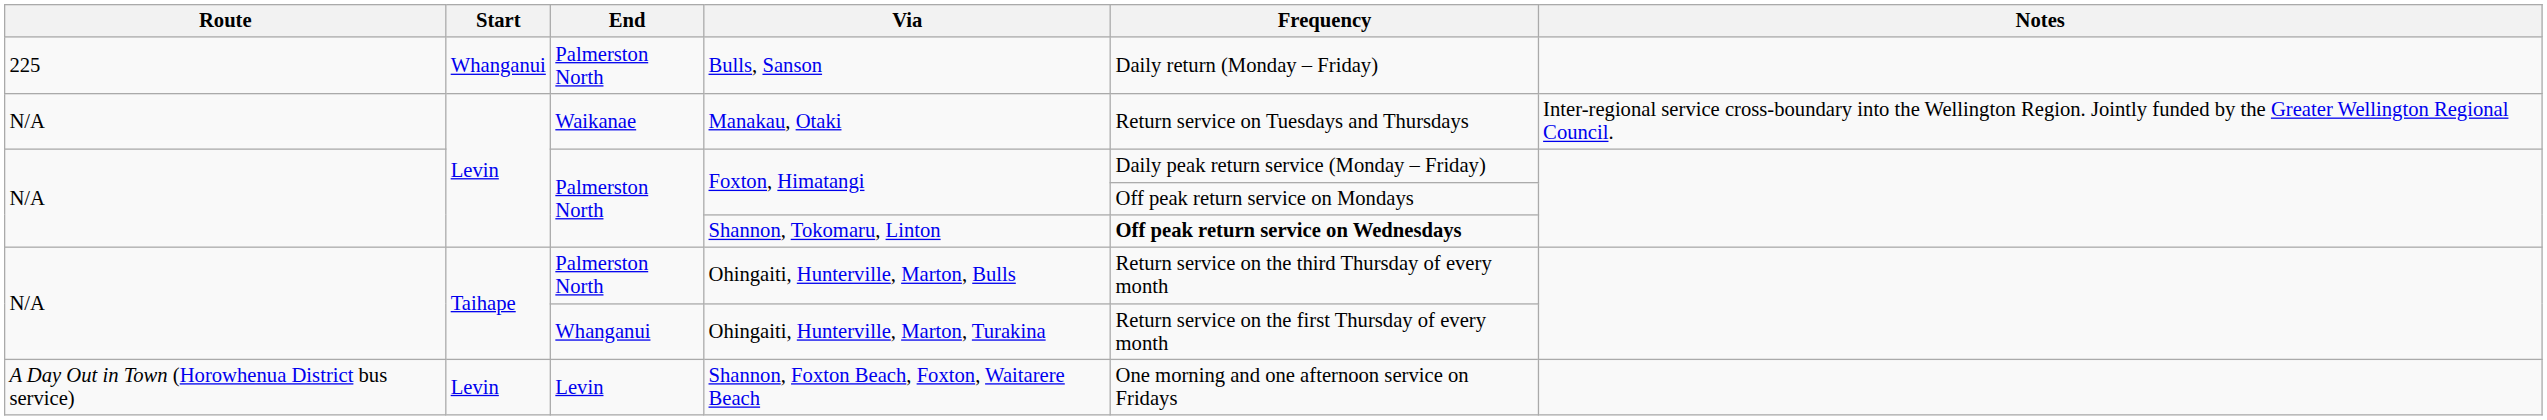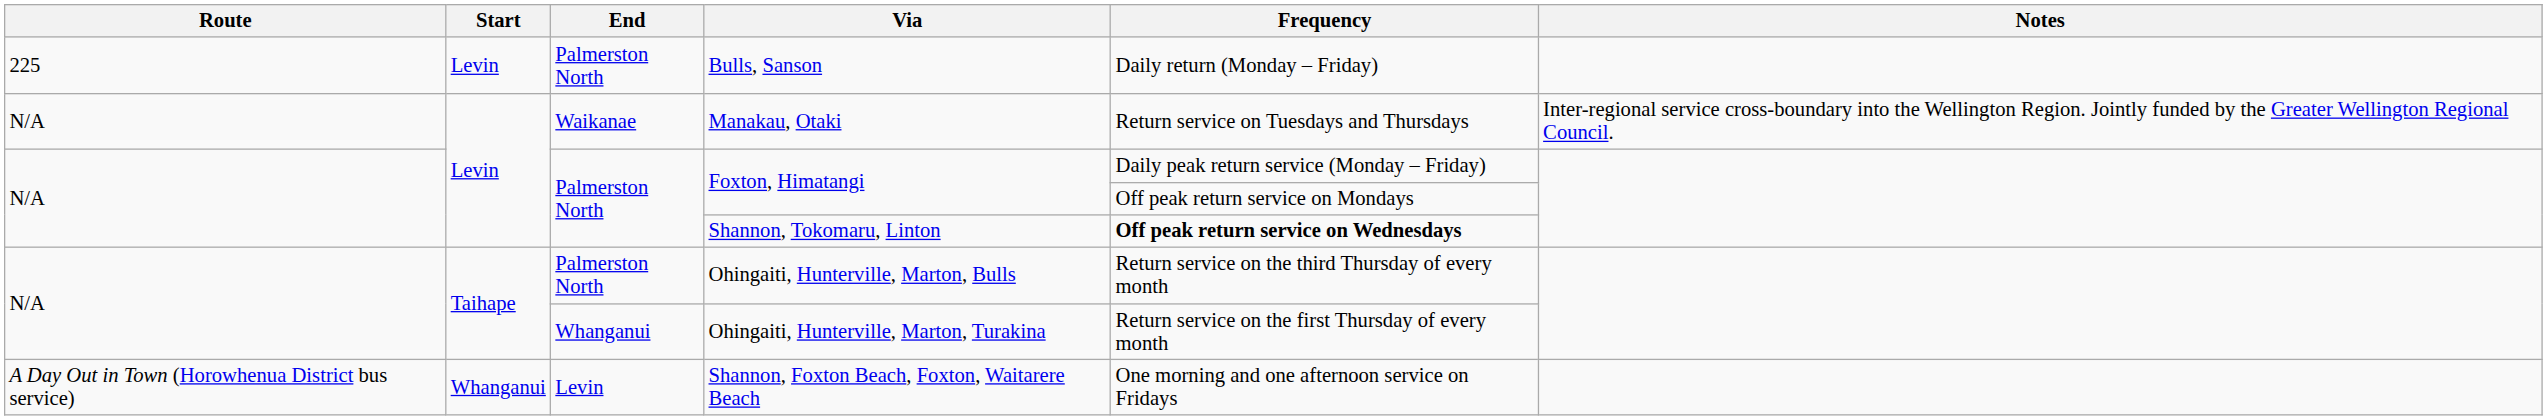(498, 65) Whanganui -> (475, 65) Levin
(475, 387) Levin -> (498, 387) Whanganui
